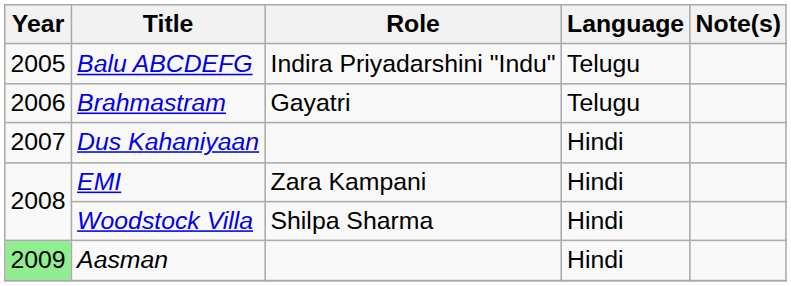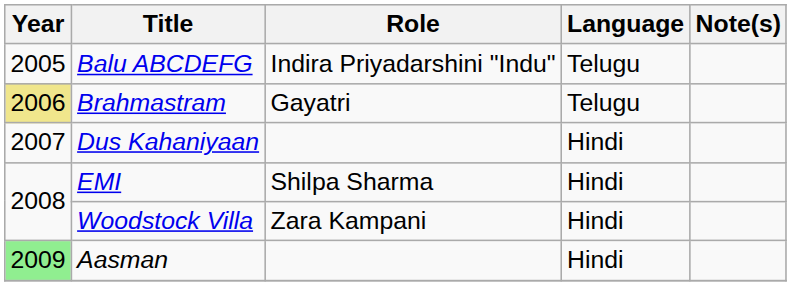(38, 102) no background -> (38, 102) khaki background
(348, 181) Zara Kampani -> (352, 181) Shilpa Sharma
(352, 220) Shilpa Sharma -> (348, 220) Zara Kampani
